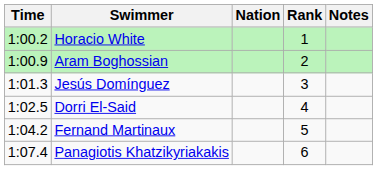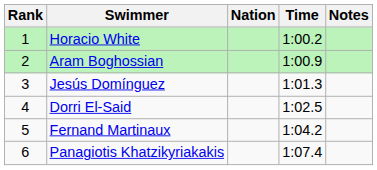columns swapped: (305, 15) <-> (28, 15)
